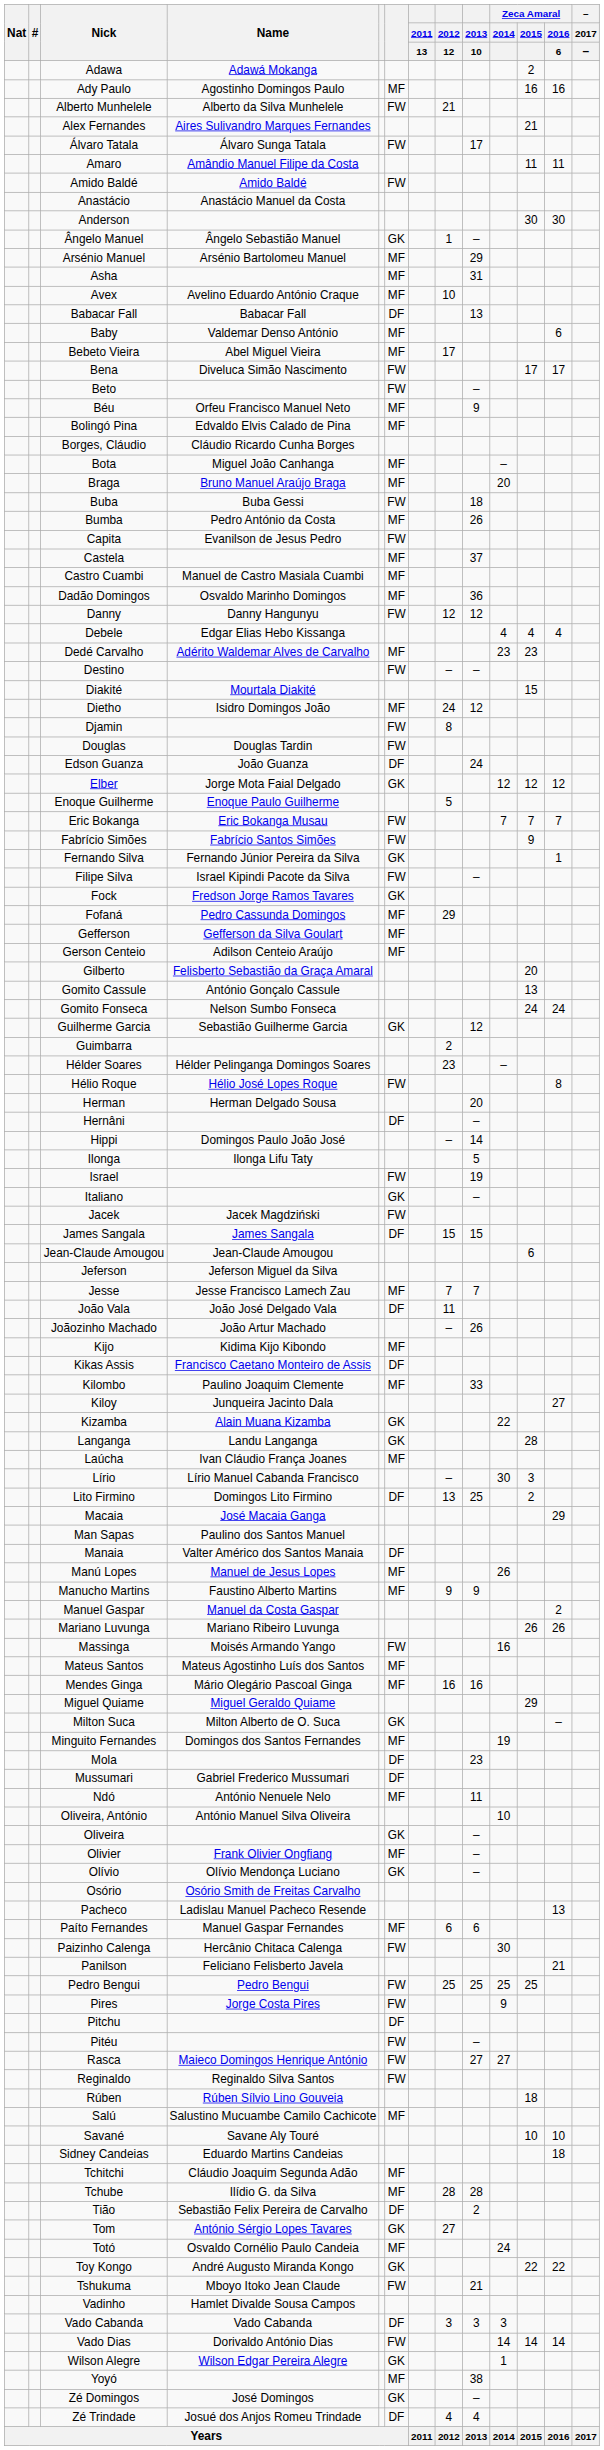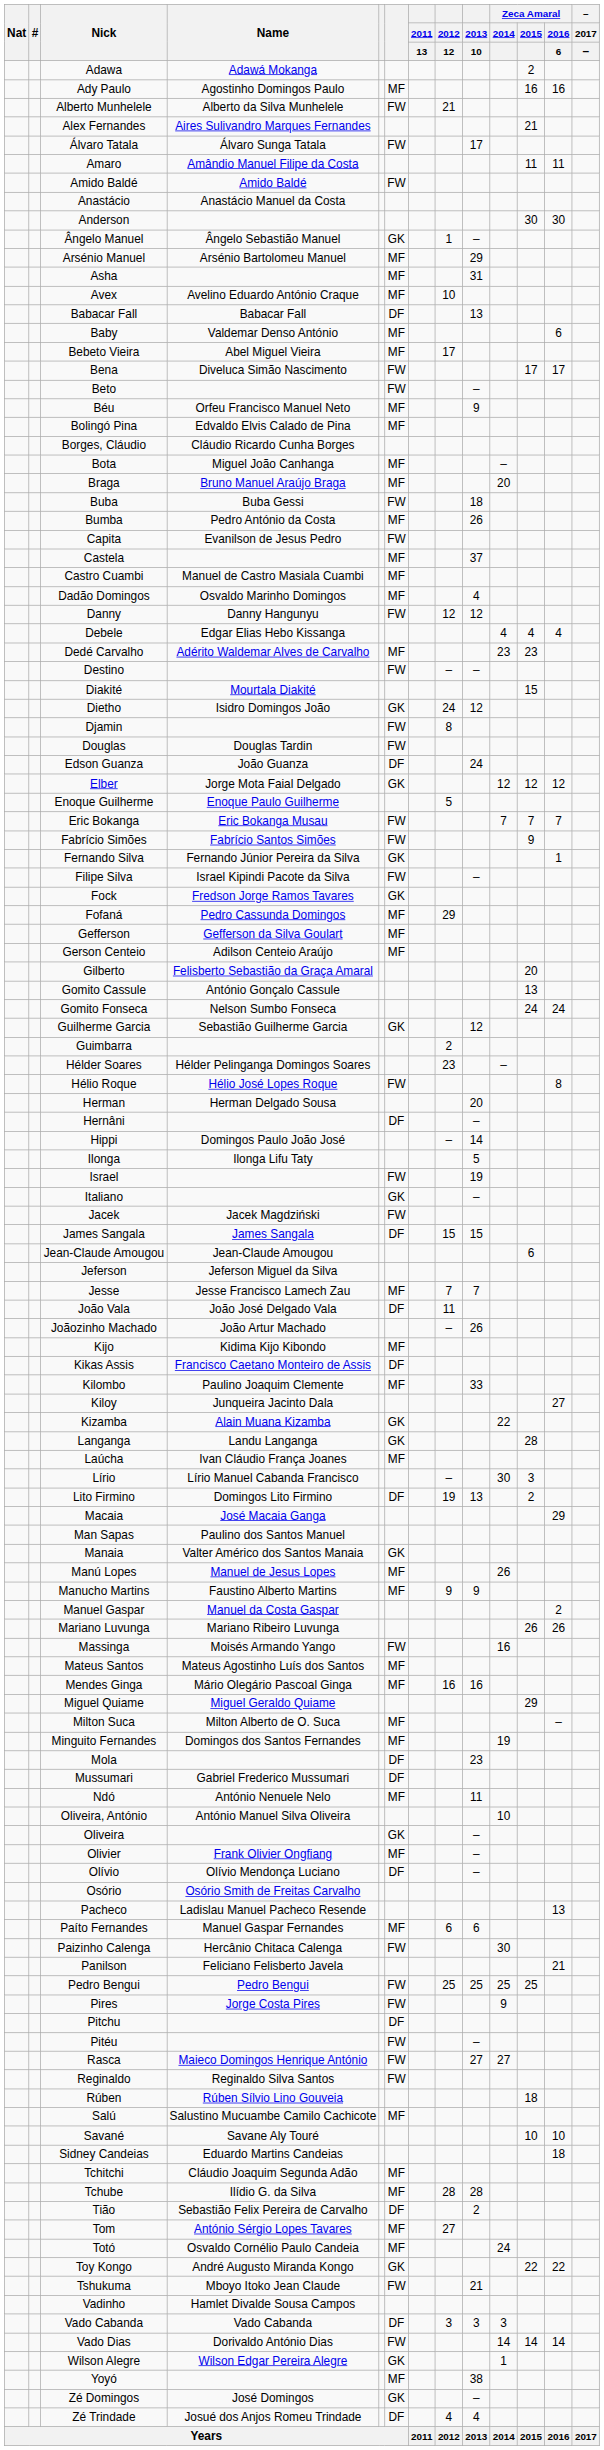(476, 595) 36 -> (476, 595) 4
(396, 708) MF -> (396, 708) GK
(449, 1497) 13 -> (449, 1497) 19
(476, 1497) 25 -> (476, 1497) 13
(396, 1553) DF -> (396, 1553) GK
(396, 1722) GK -> (396, 1722) MF
(396, 1872) GK -> (396, 1872) DF
(396, 2229) GK -> (396, 2229) MF
